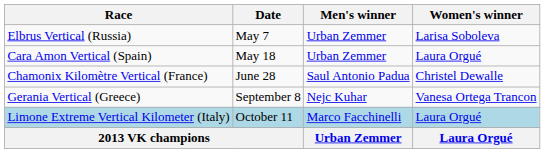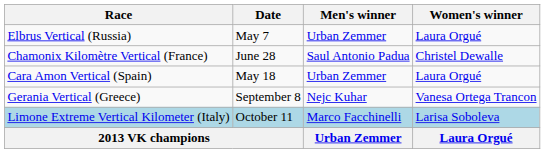(458, 35) Larisa Soboleva -> (448, 35) Laura Orgué
rows swapped: (79, 55) <-> (108, 76)
(448, 117) Laura Orgué -> (458, 117) Larisa Soboleva
